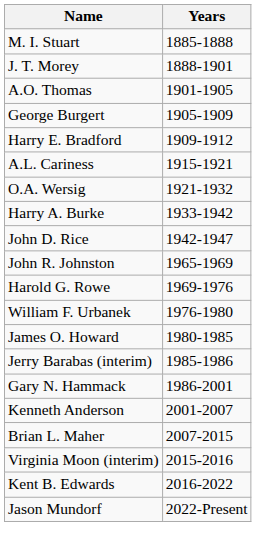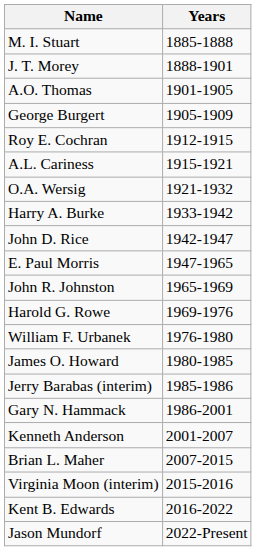- row: (65, 139)
+ row: (58, 139)
+ row: (54, 262)
